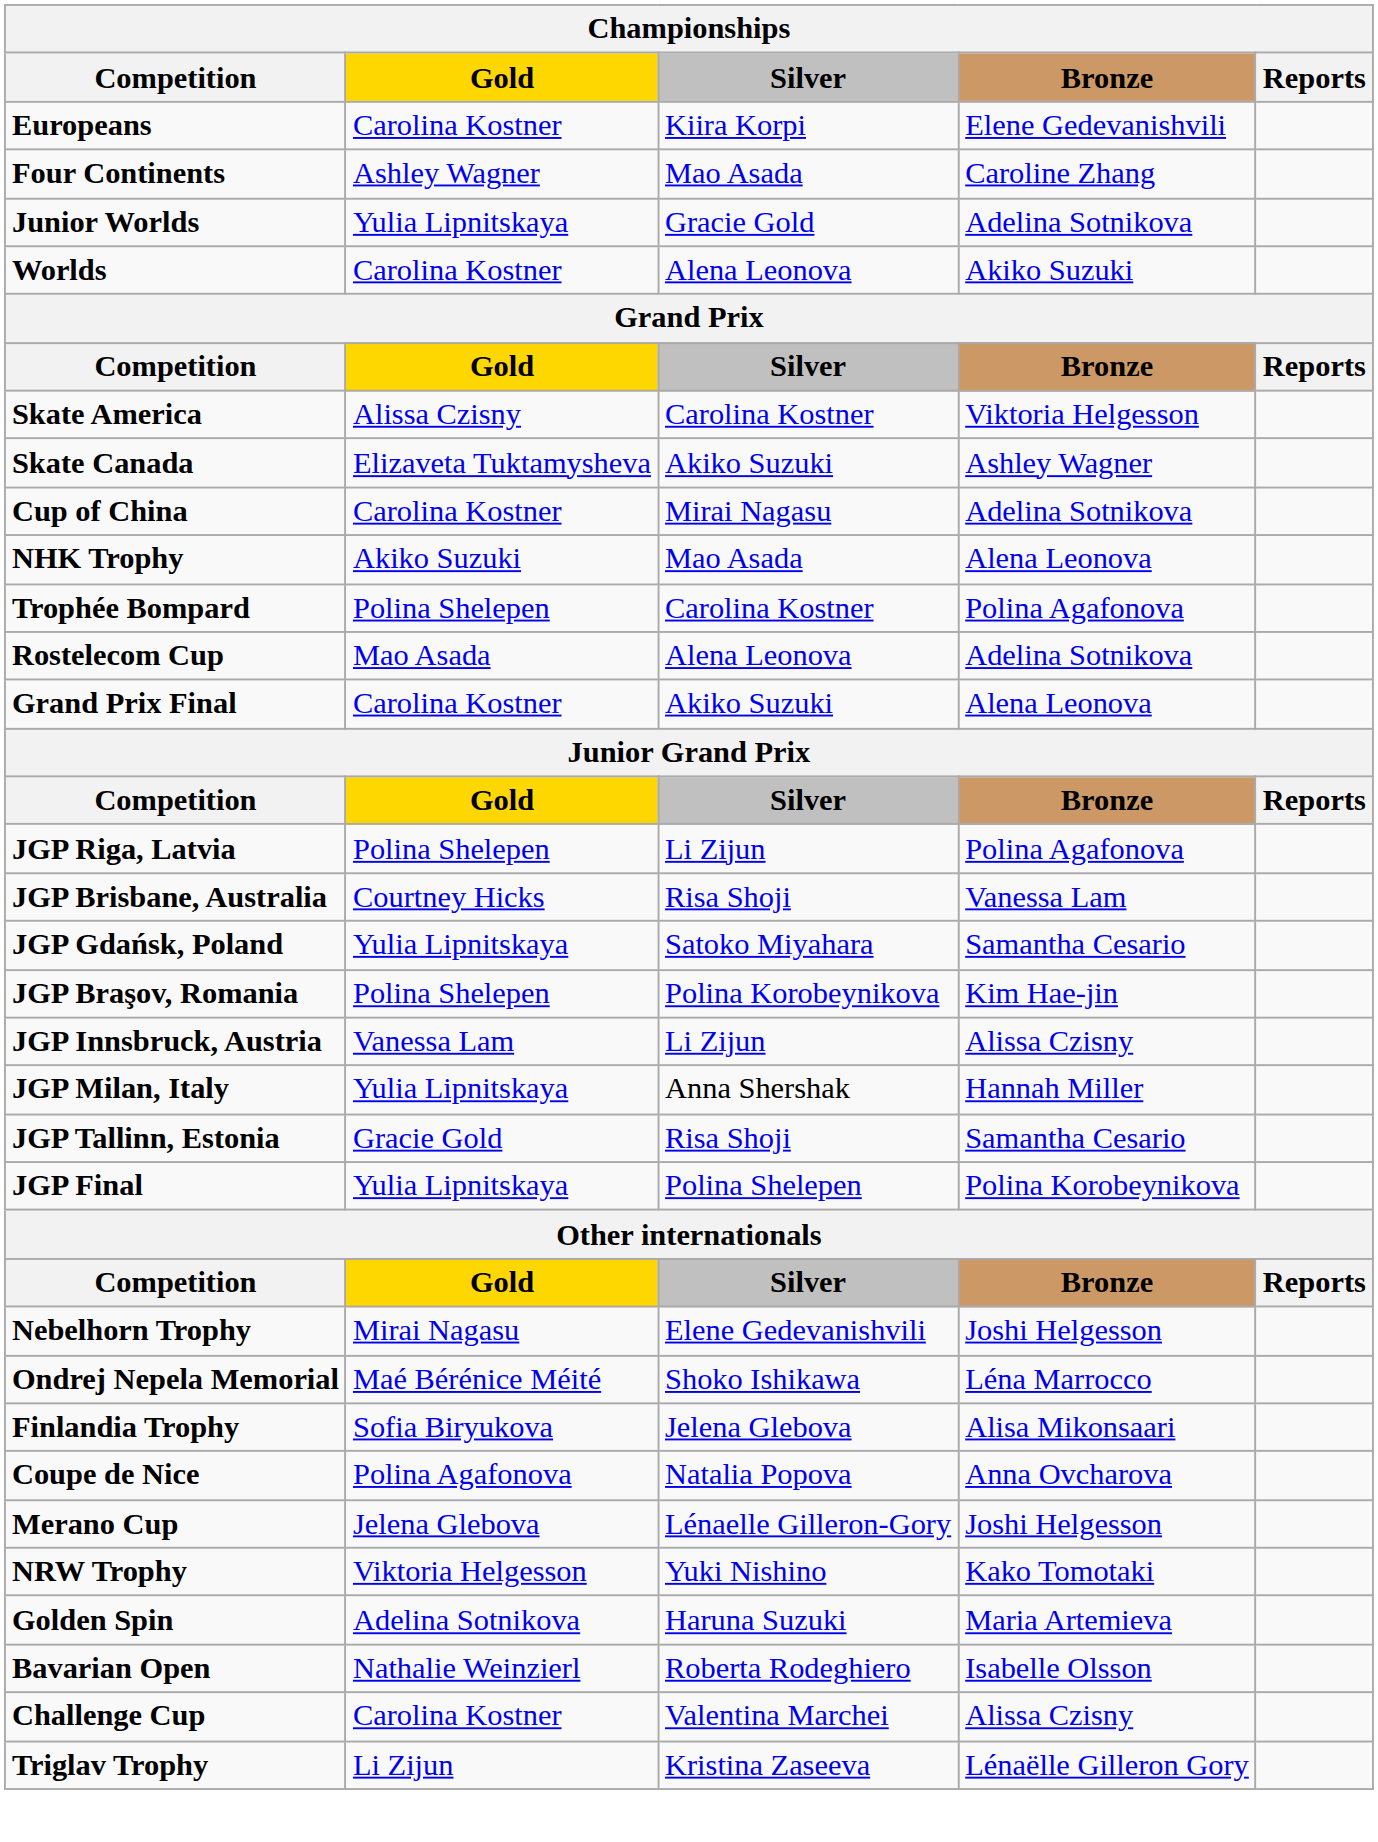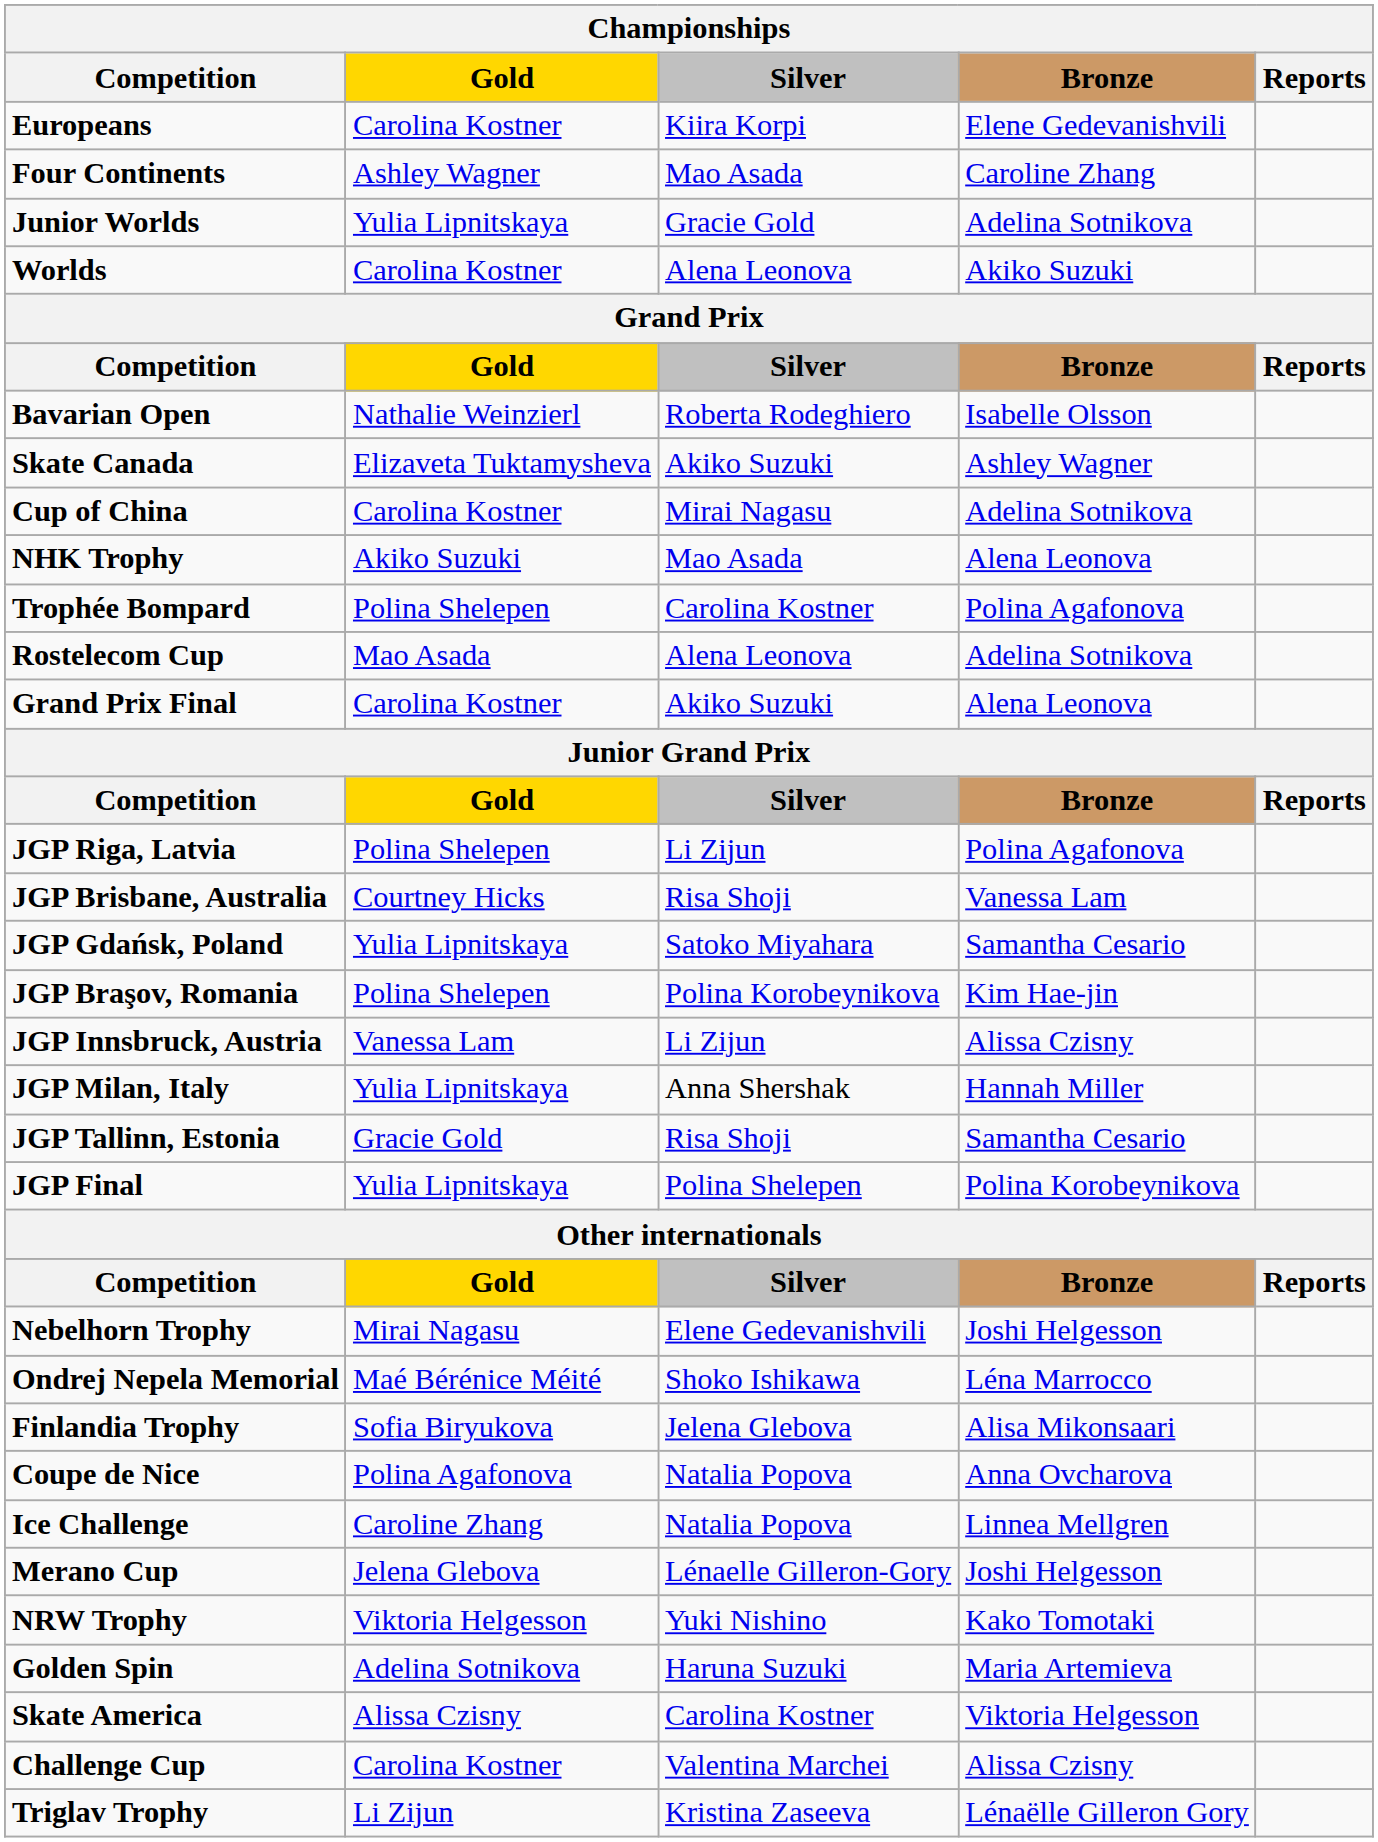rows swapped: (107, 414) <-> (111, 1667)
+ row: (100, 1523)
